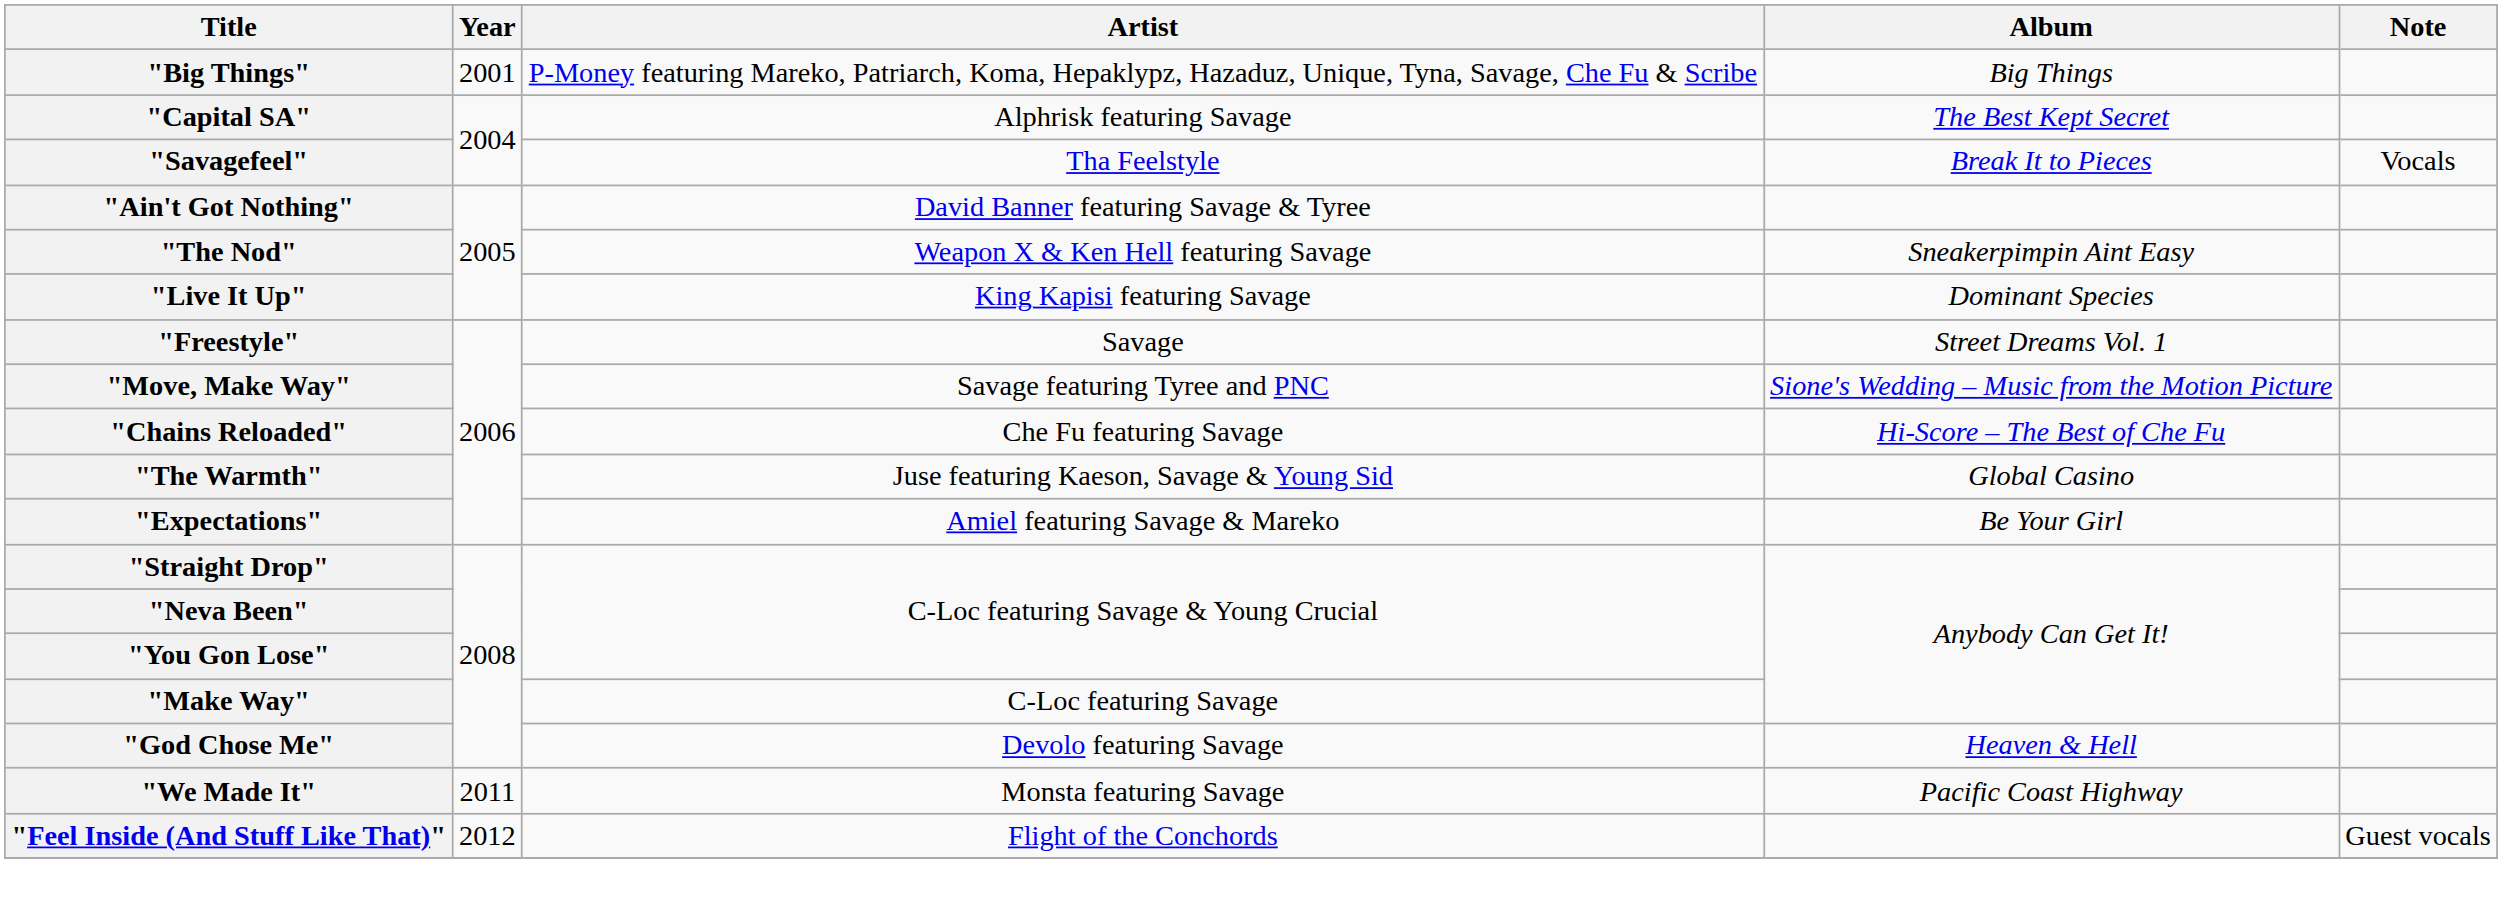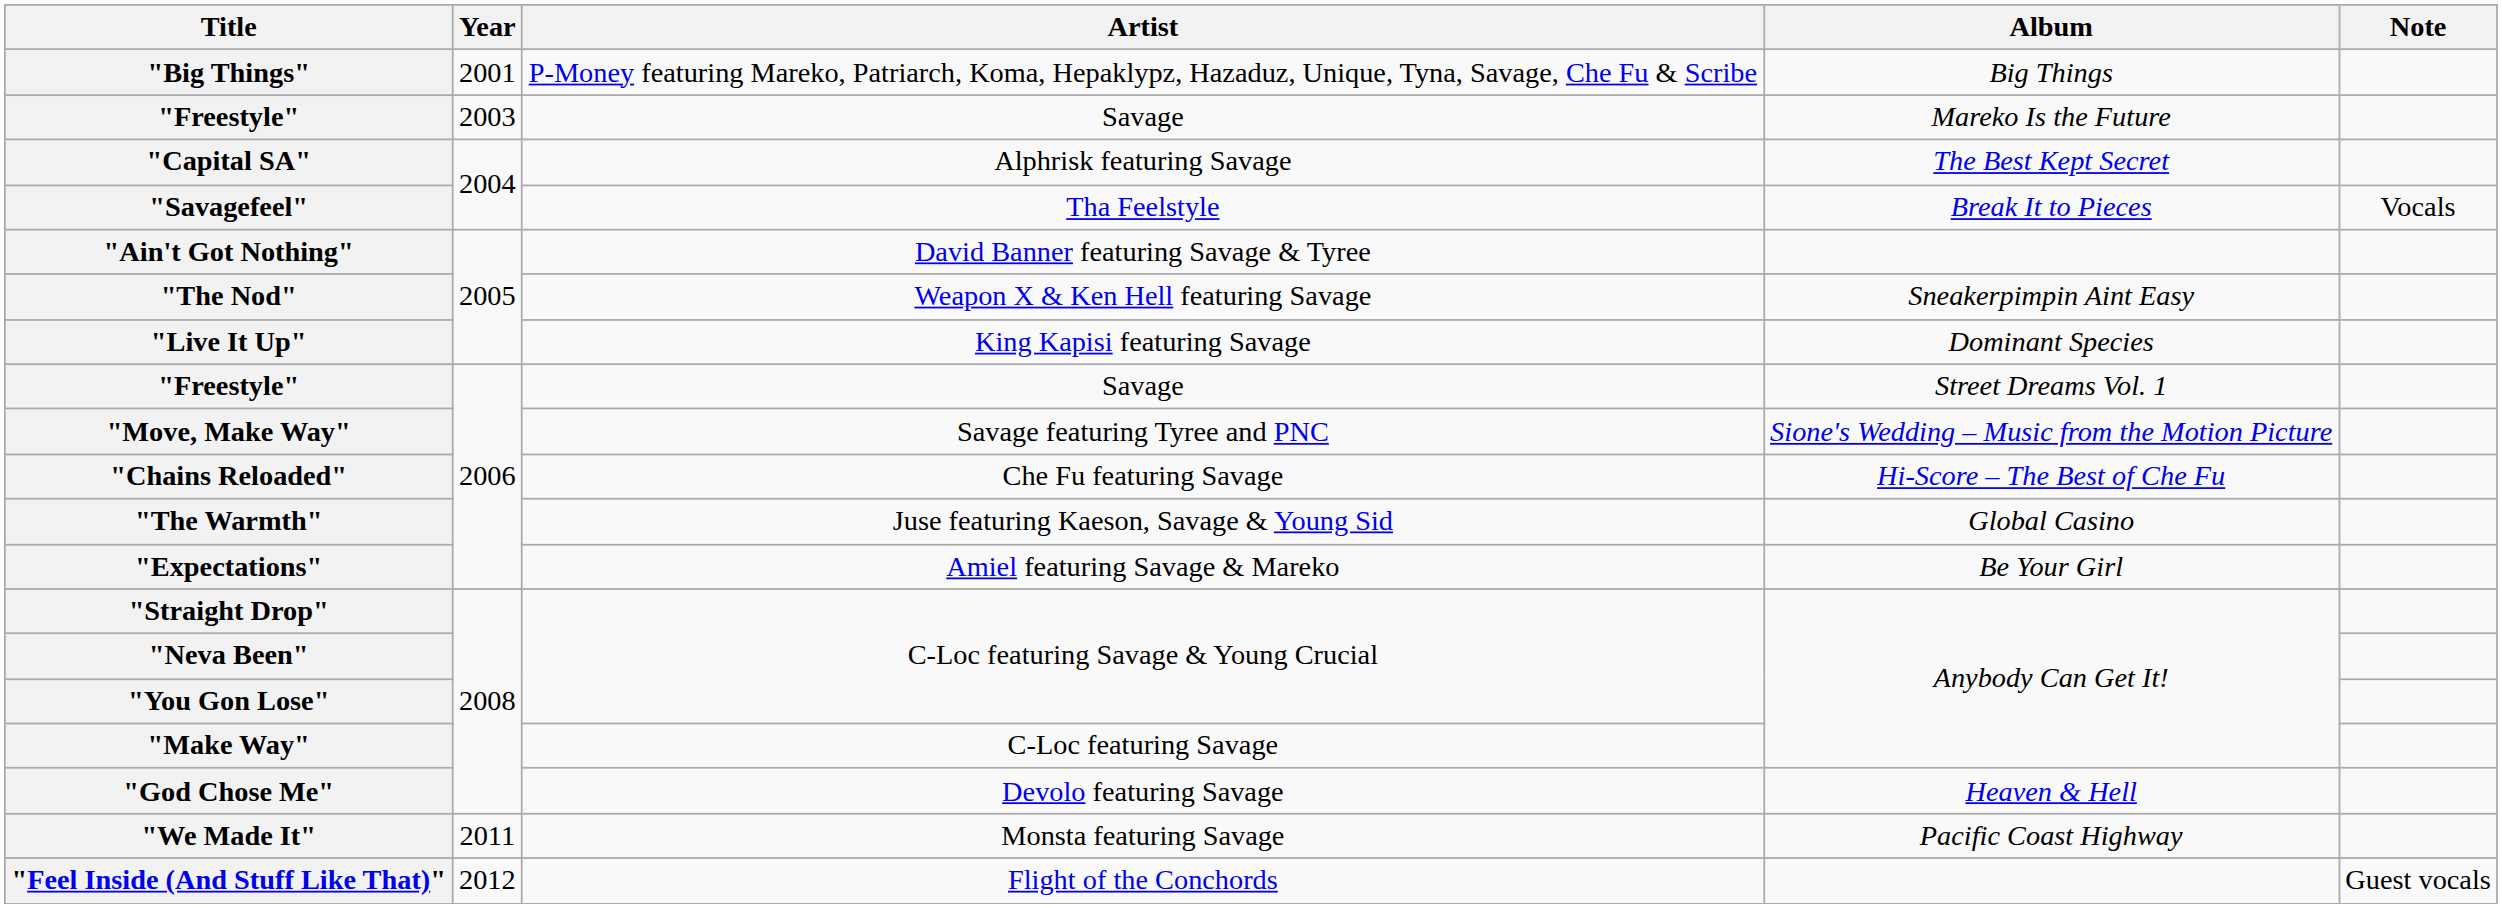+ row: (229, 116)
